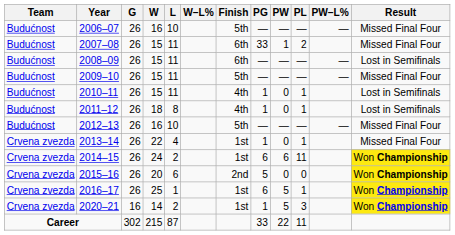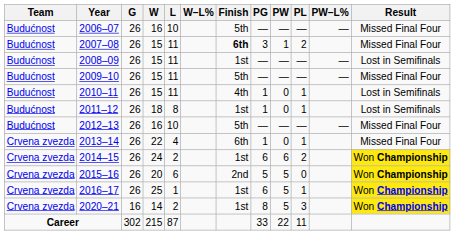(241, 45) normal -> (241, 45) bold
(262, 45) 33 -> (265, 45) 3
(241, 61) 6th -> (242, 61) 1st
(241, 109) 4th -> (242, 109) 1st
(242, 142) 1st -> (241, 142) 6th
(301, 158) 11 -> (304, 158) 2
(286, 174) 0 -> (286, 174) 5
(265, 206) 1 -> (265, 206) 8
